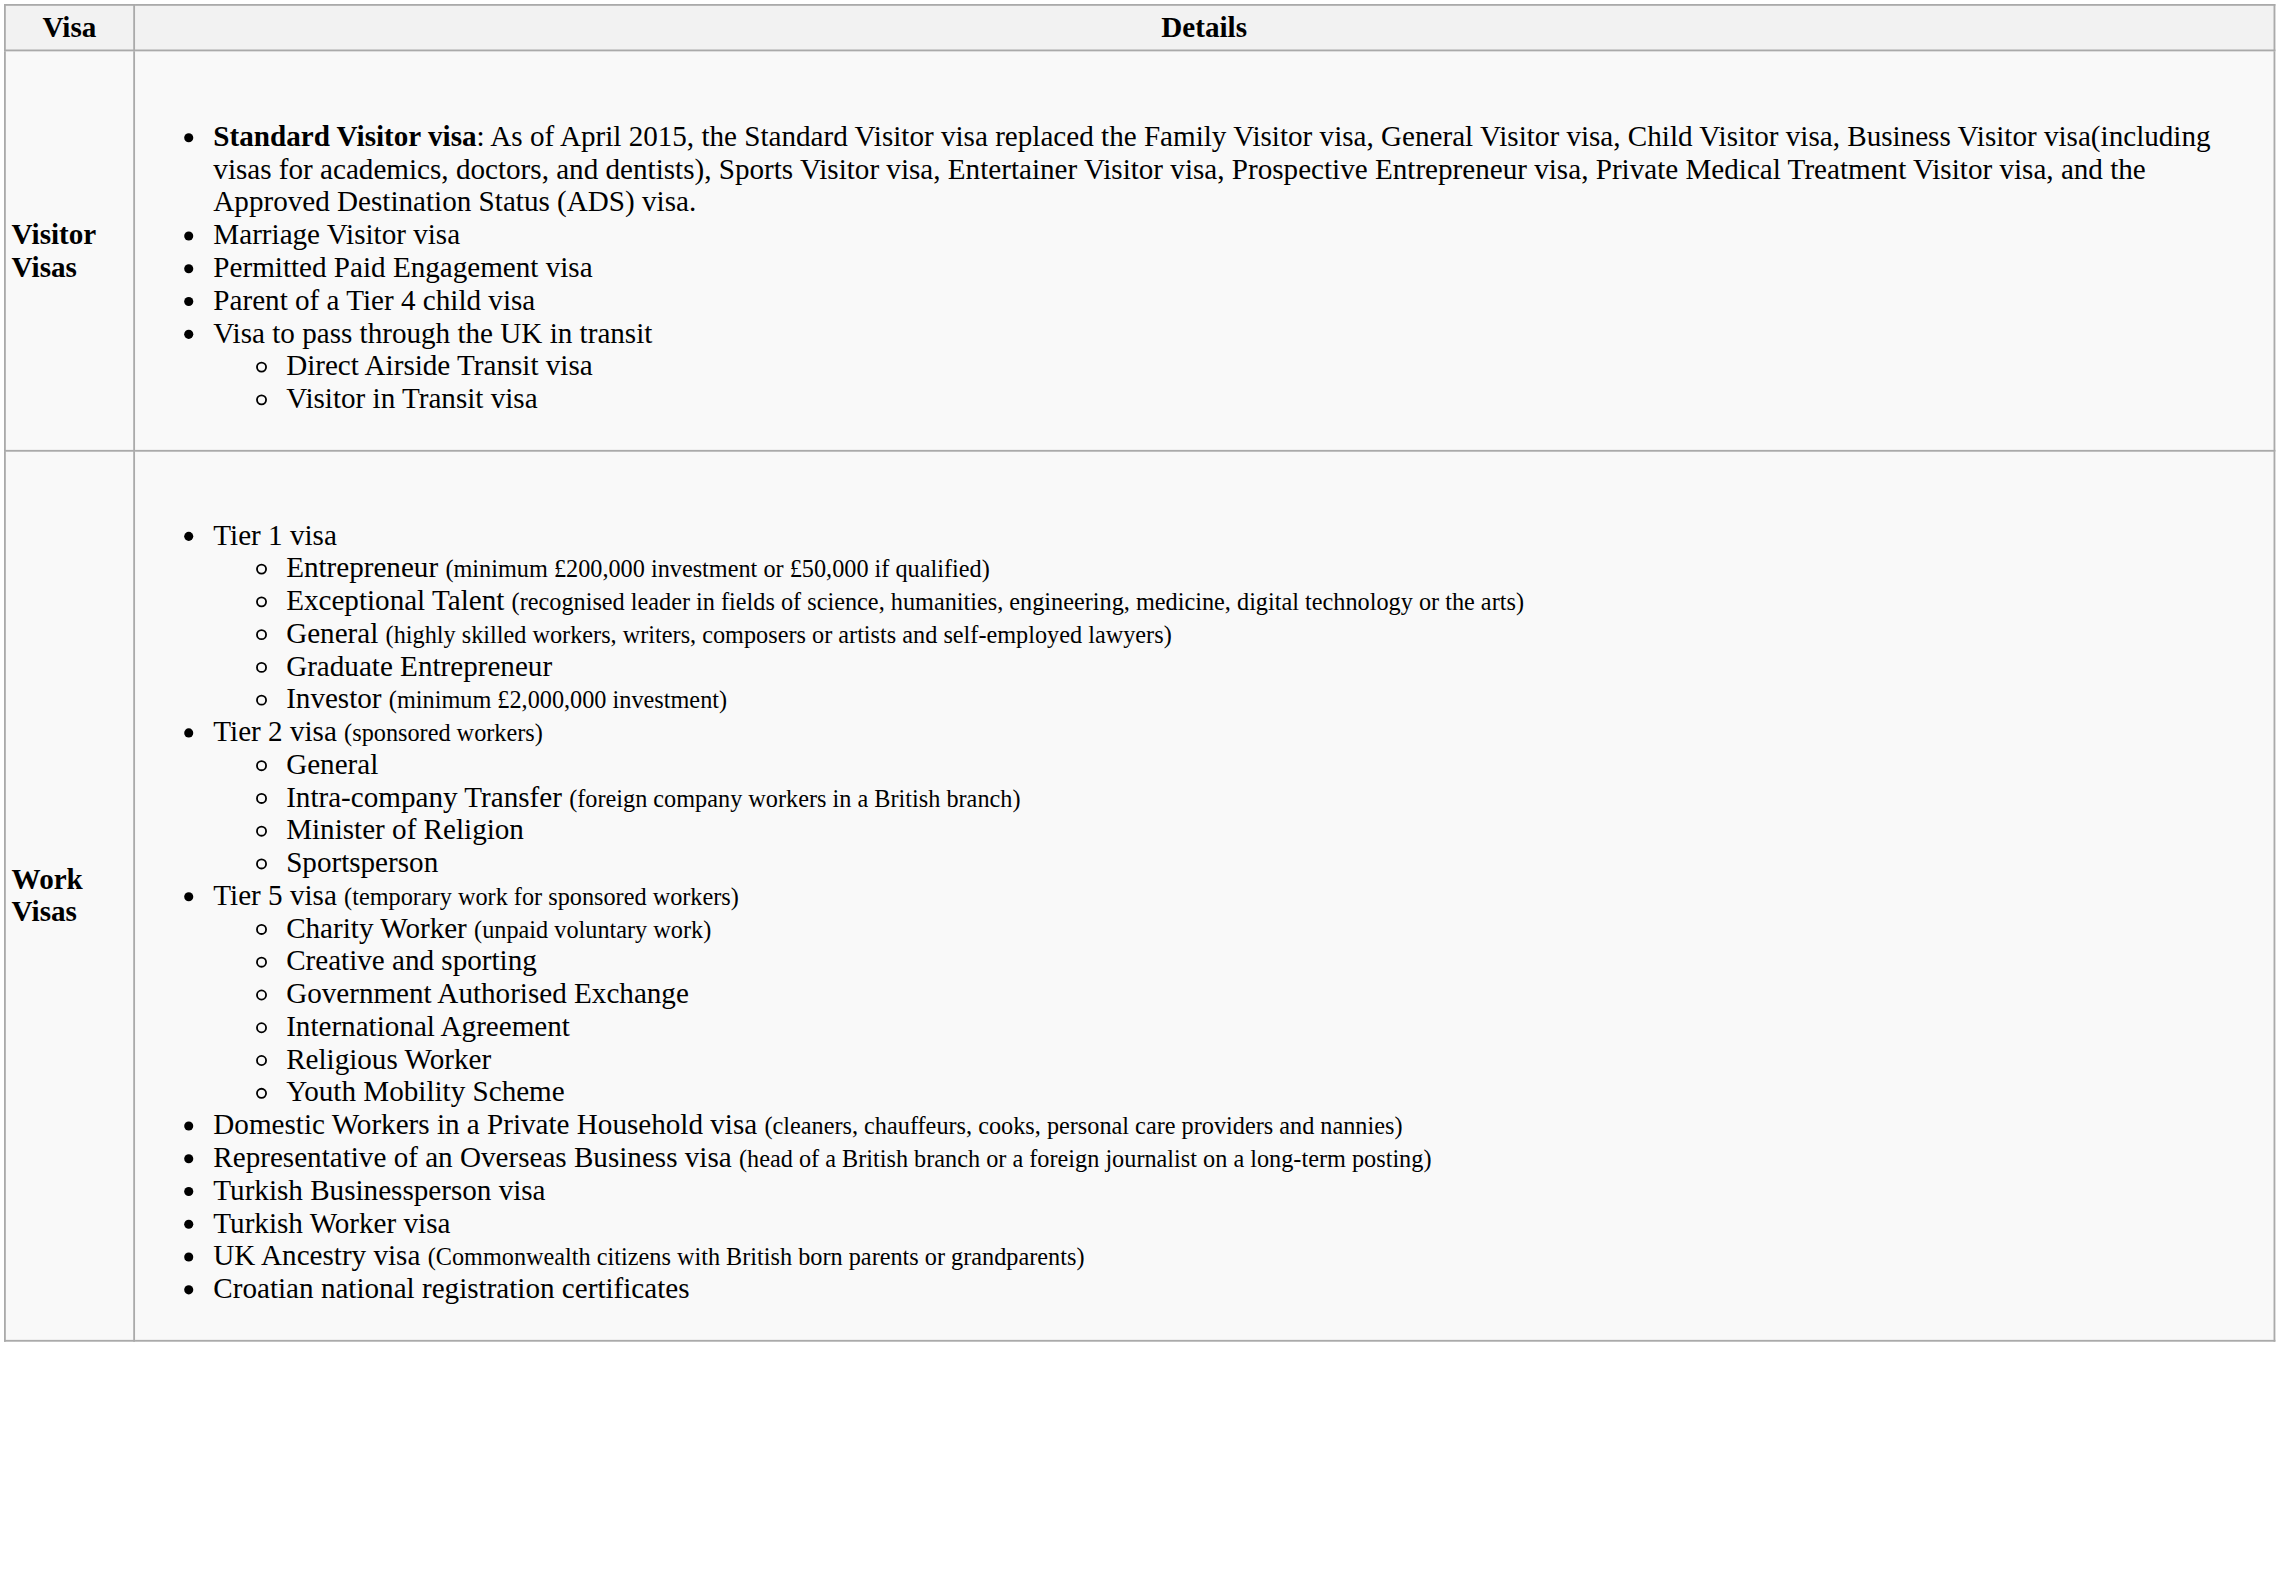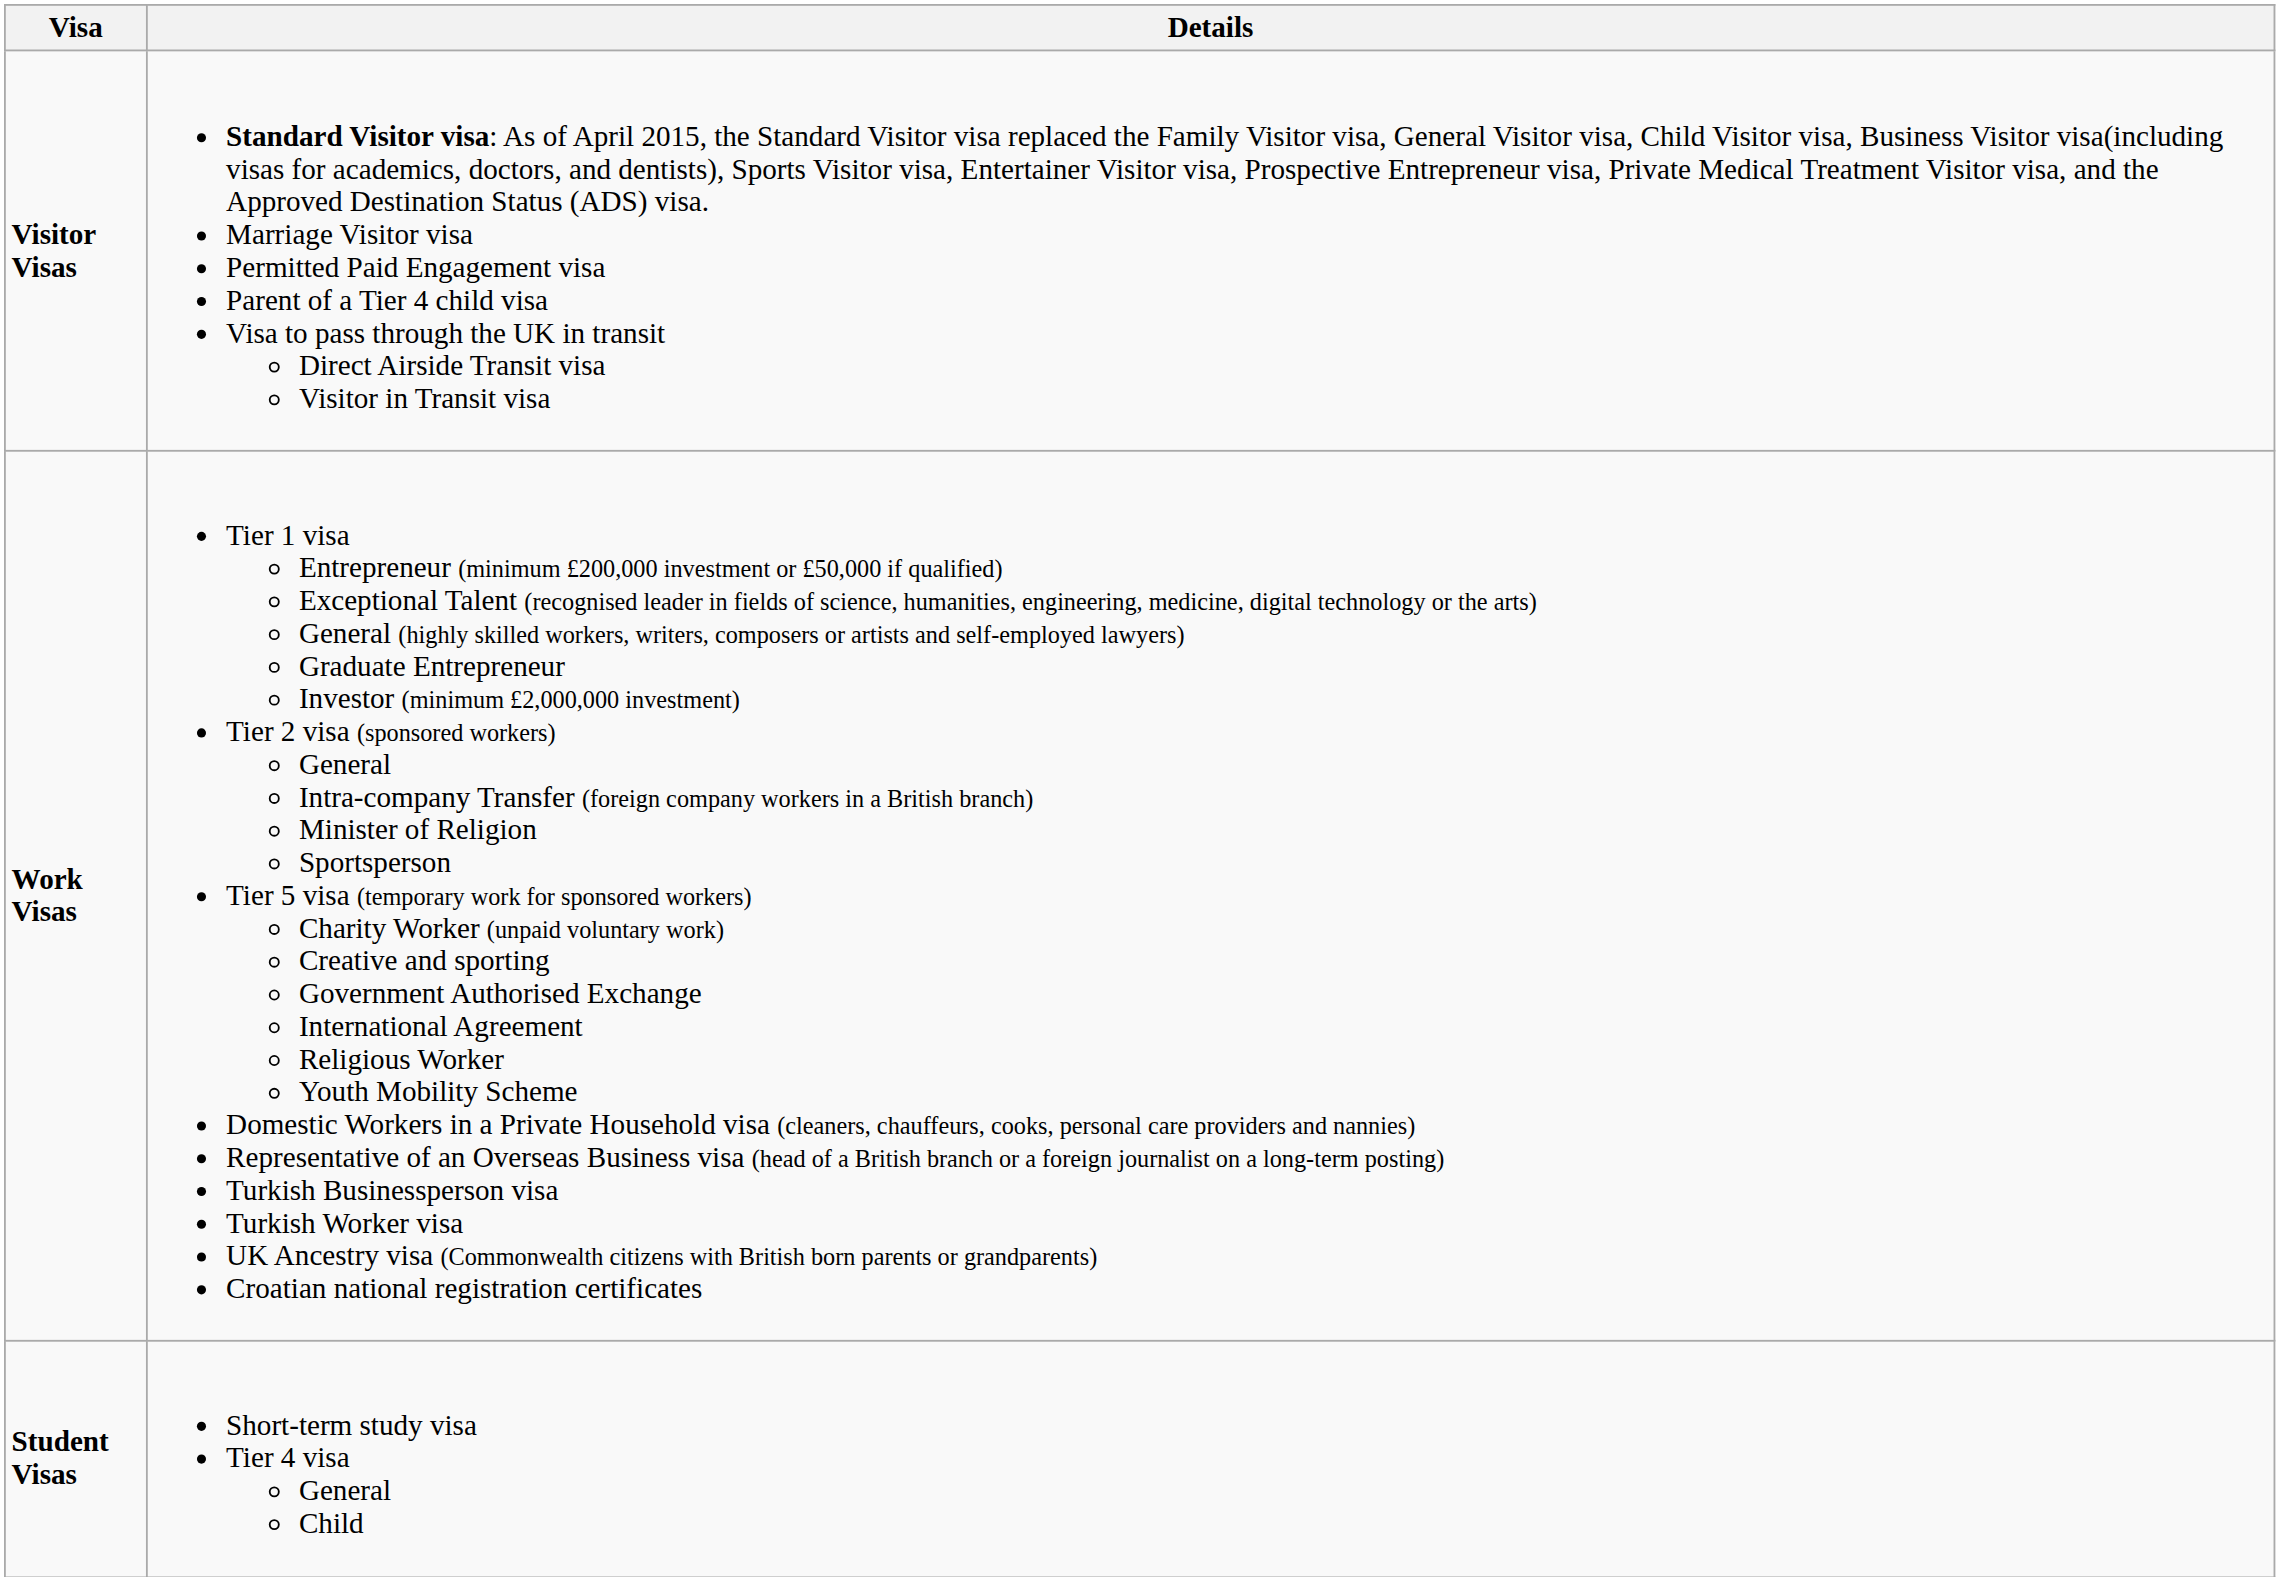+ row: (60, 1458)
